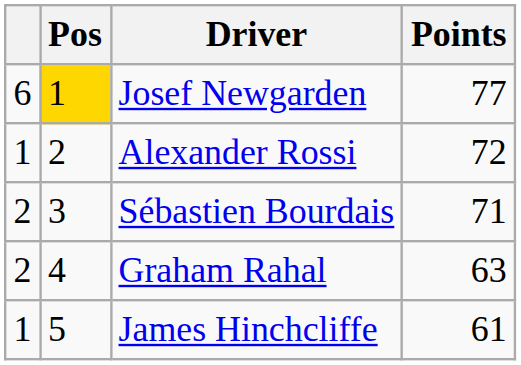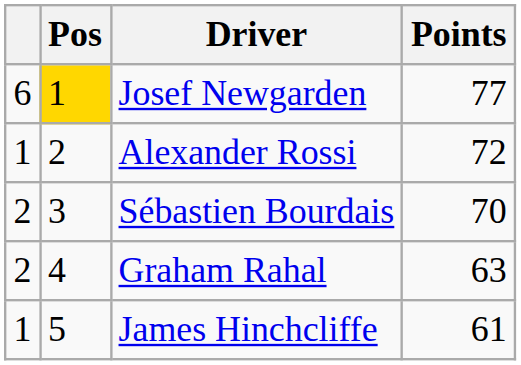(489, 211) 71 -> (489, 211) 70
